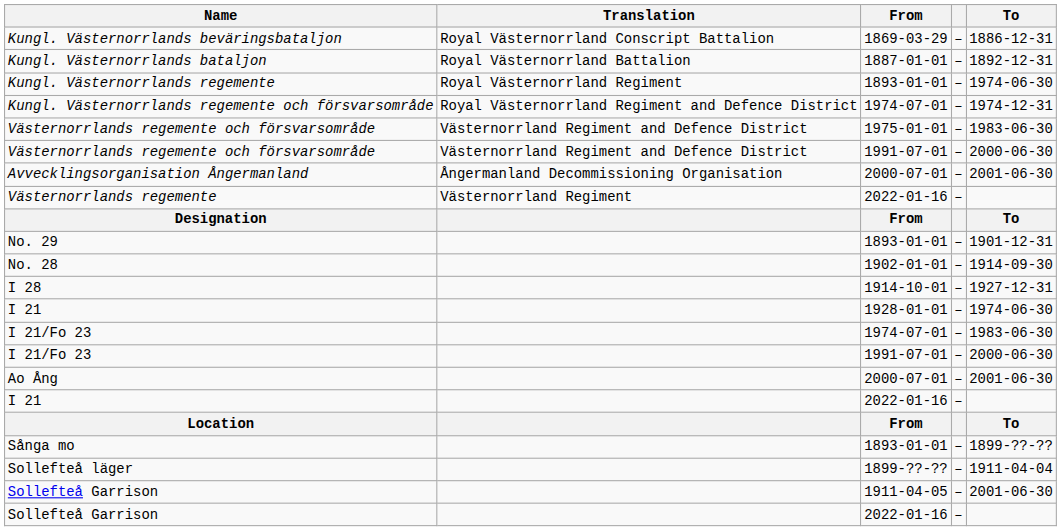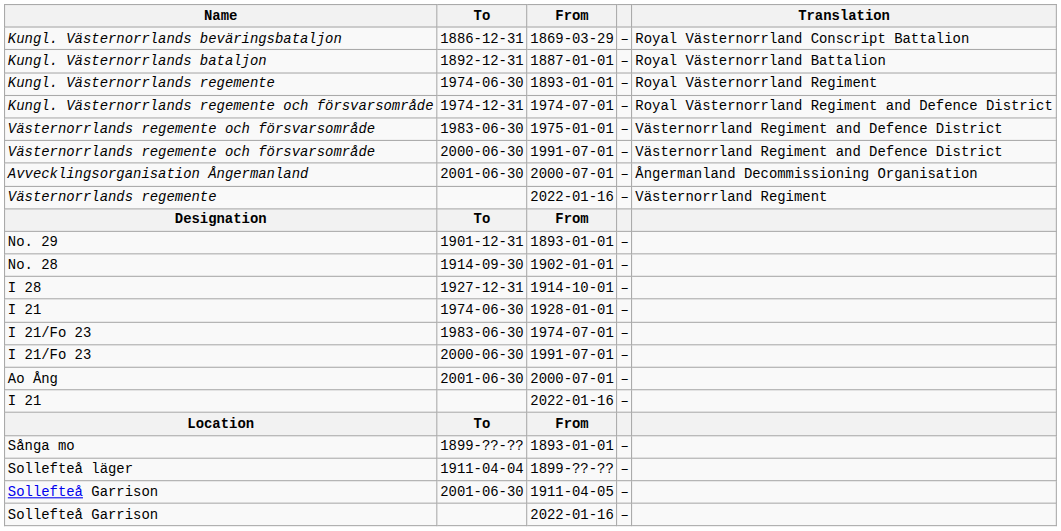columns swapped: (649, 16) <-> (1011, 16)
